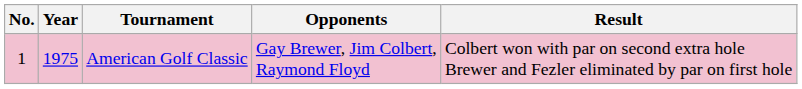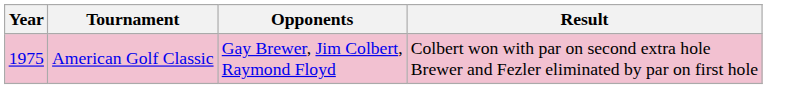- column: (22, 19)
